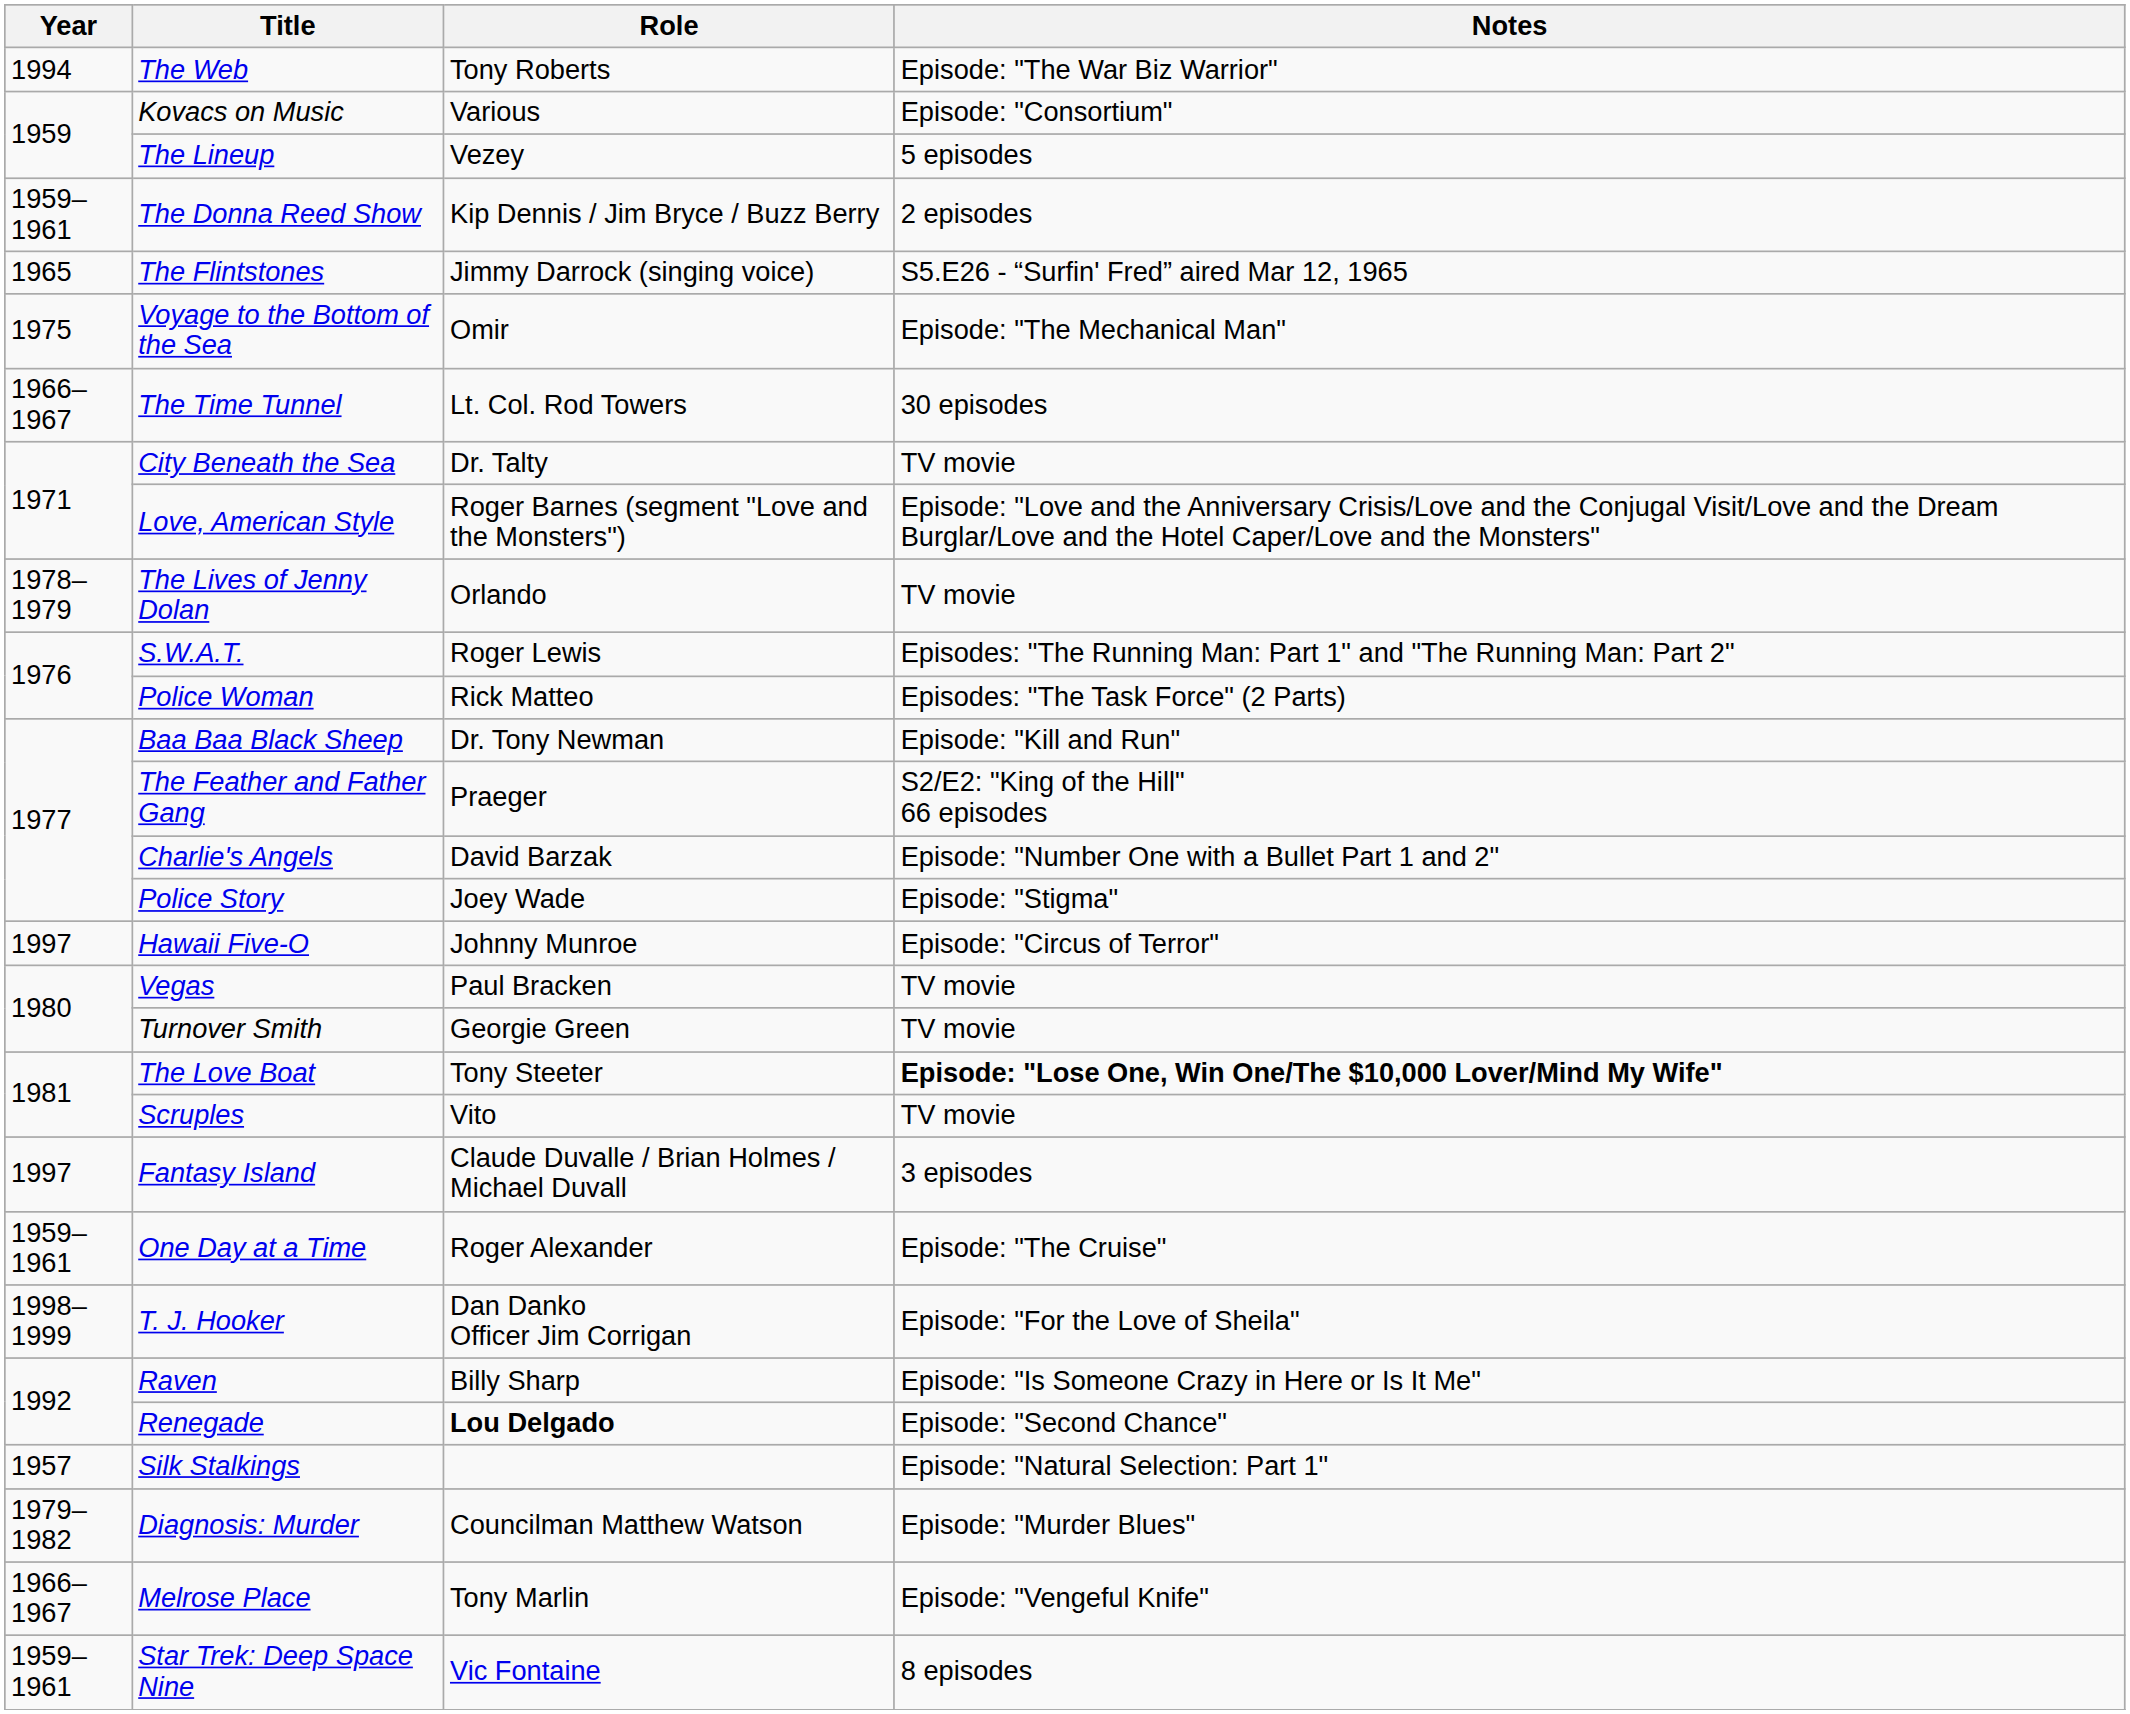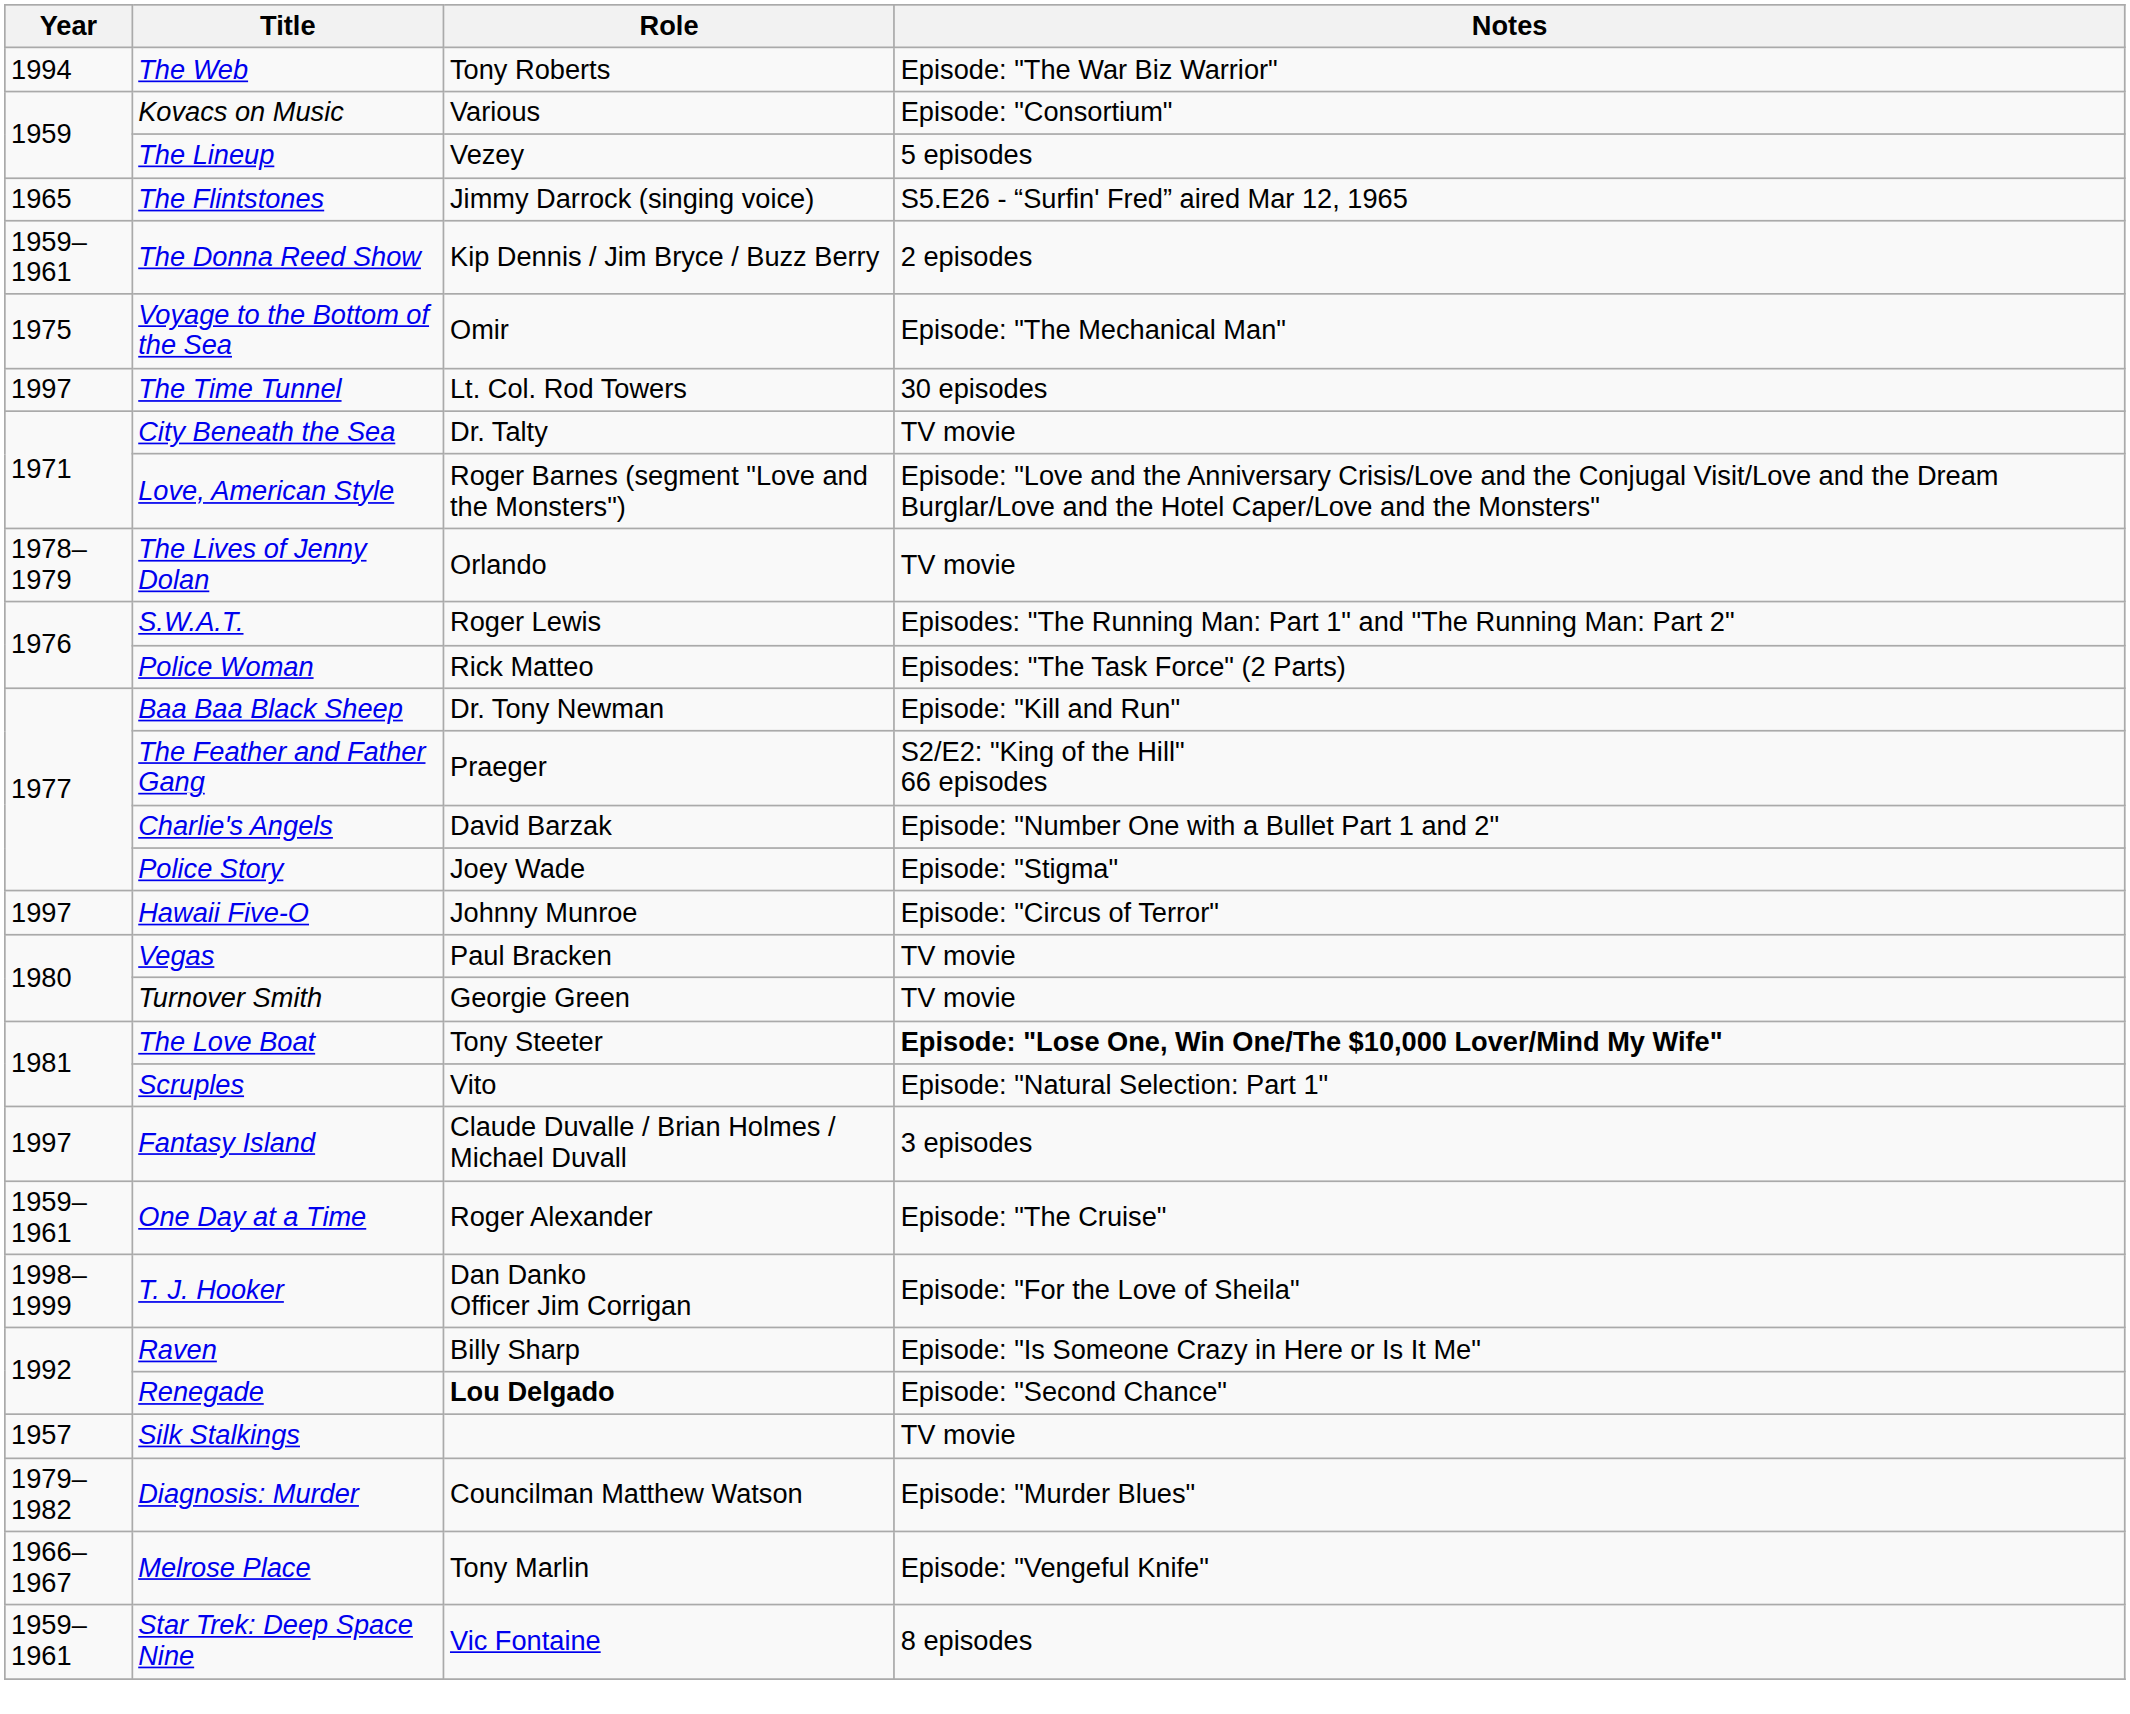rows swapped: (280, 213) <-> (231, 272)
(49, 404) 1966–1967 -> (41, 389) 1997
(958, 1115) TV movie -> (1114, 1084) Episode: "Natural Selection: Part 1"
(1114, 1466) Episode: "Natural Selection: Part 1" -> (958, 1435) TV movie
